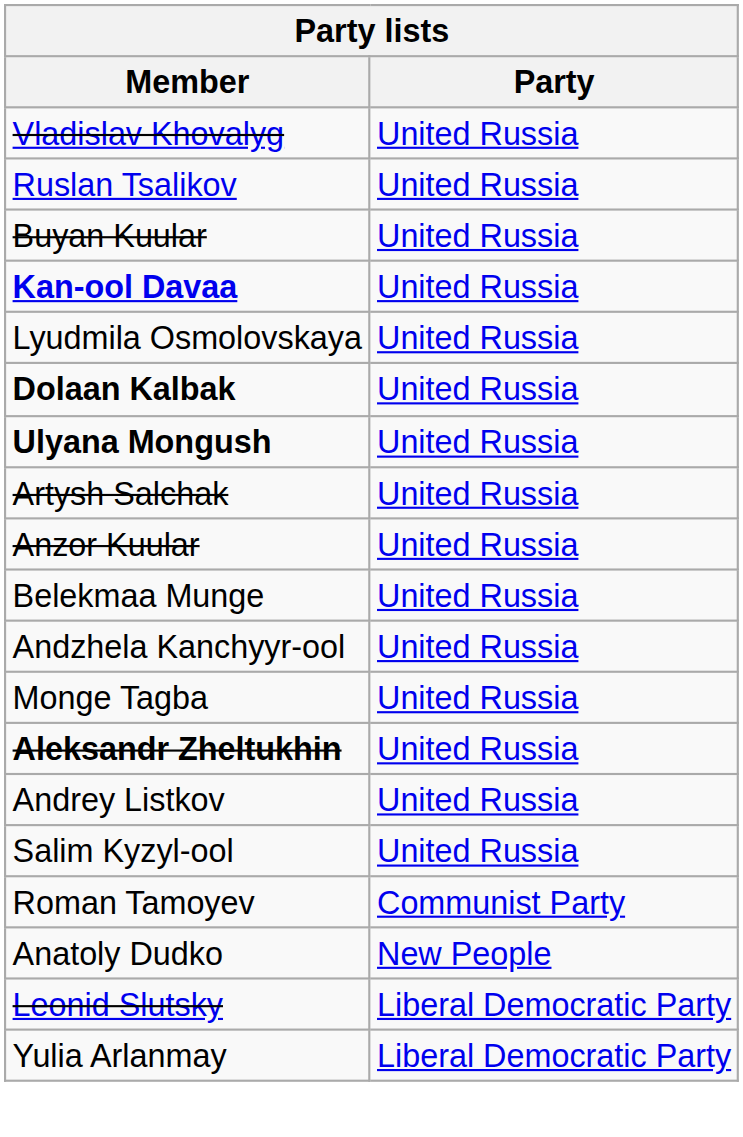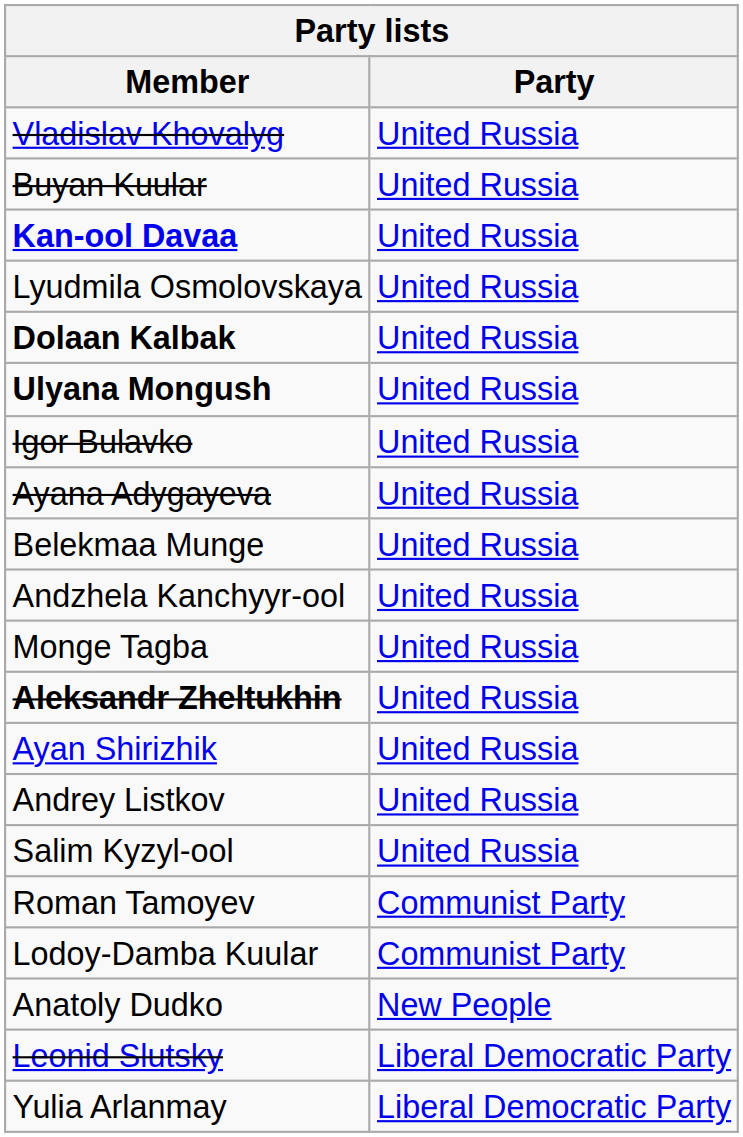- row: (125, 185)
- row: (120, 492)
+ row: (102, 441)
+ row: (142, 492)
- row: (106, 543)
+ row: (115, 748)
+ row: (165, 953)
